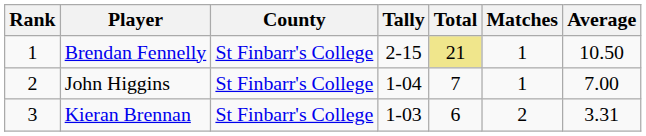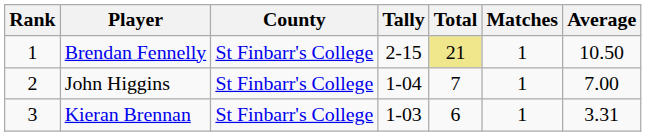(522, 114) 2 -> (522, 114) 1
